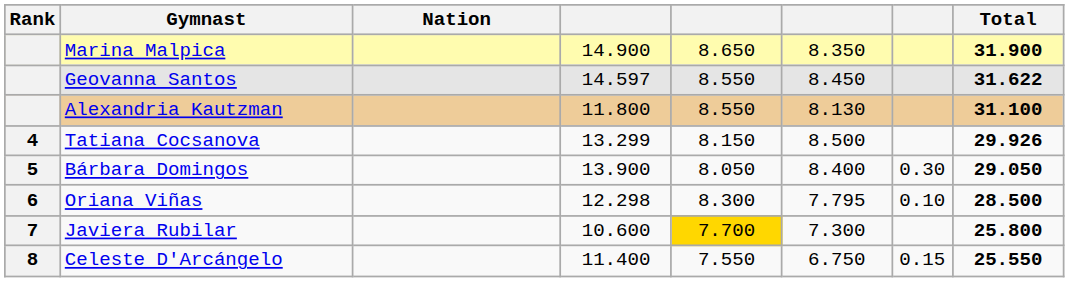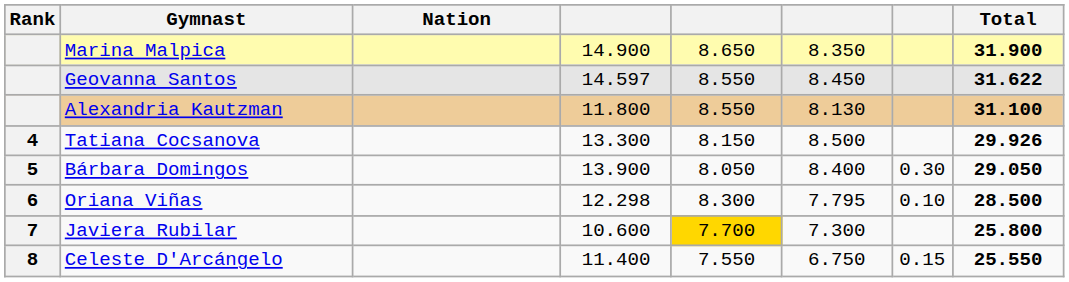(616, 140) 13.299 -> (616, 140) 13.300
